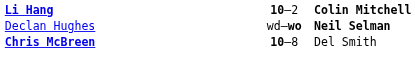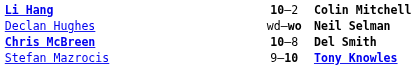(345, 42) normal -> (345, 42) bold
+ row: (57, 58)
